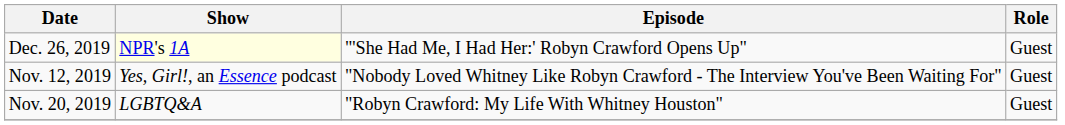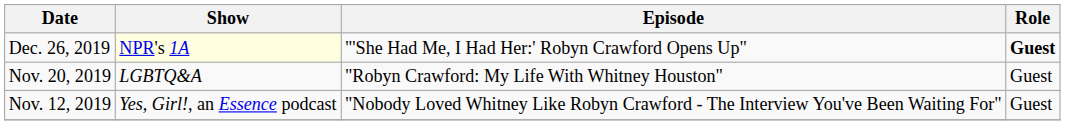(1031, 47) normal -> (1033, 47) bold
rows swapped: (60, 104) <-> (60, 76)
